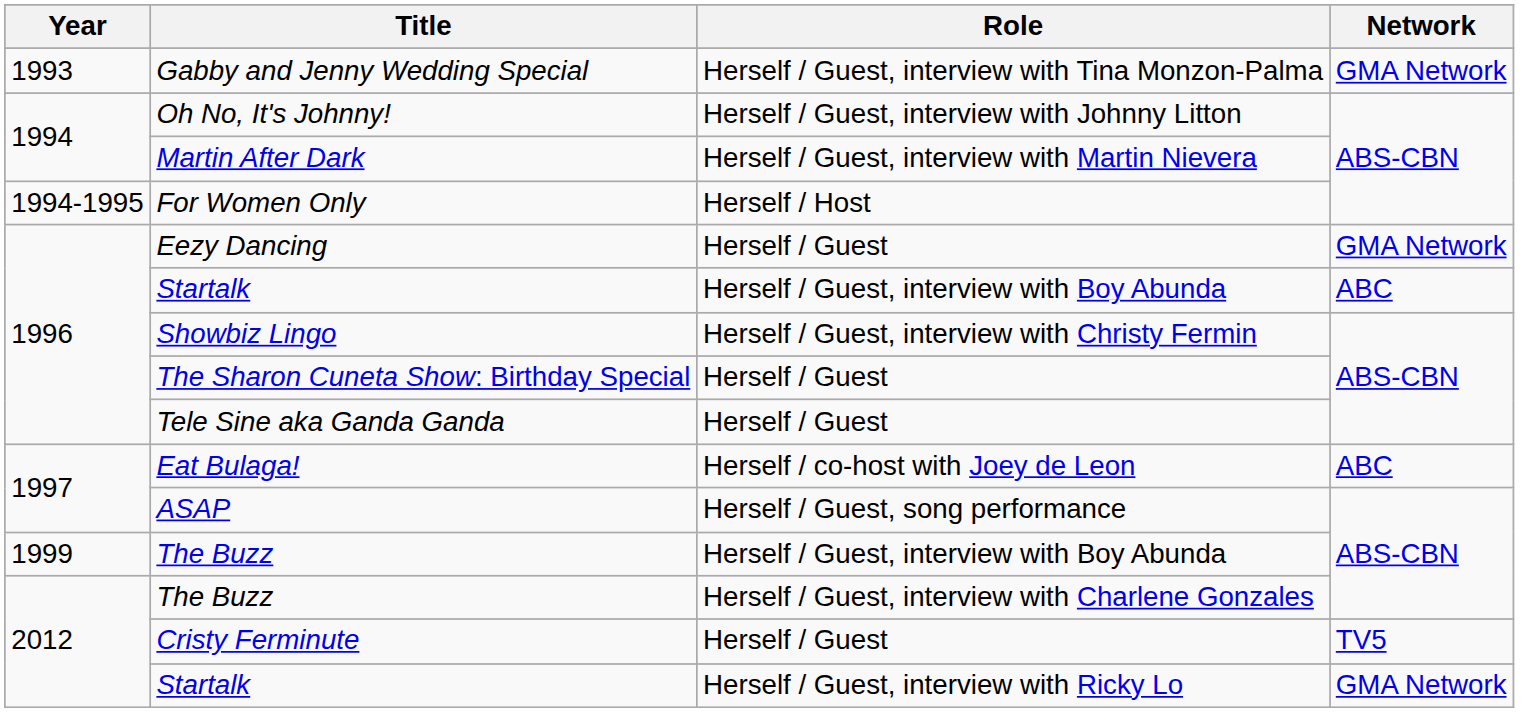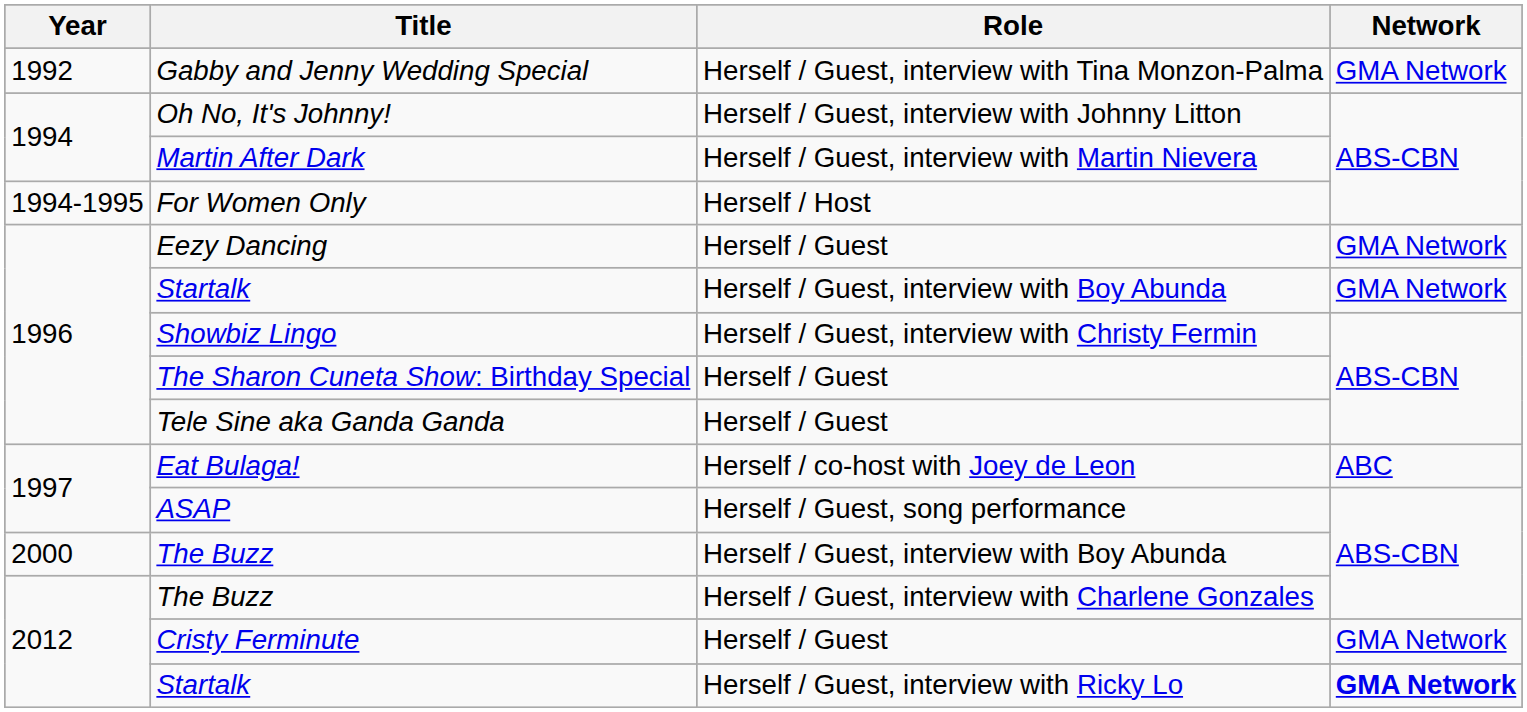(42, 70) 1993 -> (42, 70) 1992
(1364, 289) ABC -> (1421, 289) GMA Network
(42, 553) 1999 -> (42, 553) 2000
(1361, 641) TV5 -> (1421, 641) GMA Network
(1421, 684) normal -> (1426, 684) bold
